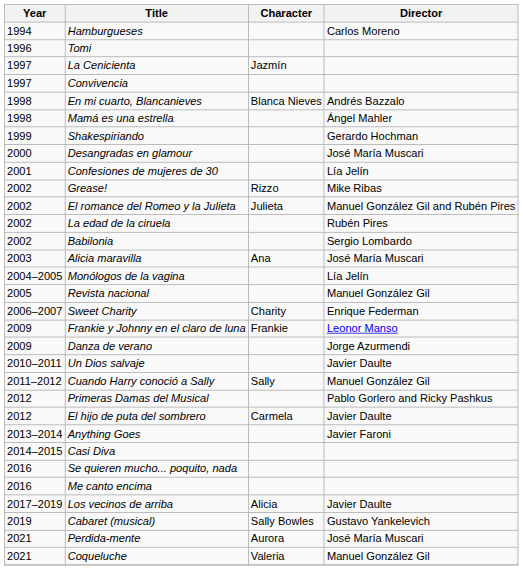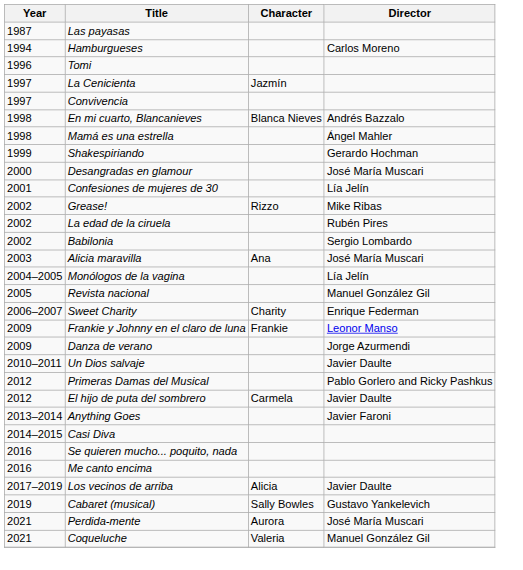+ row: (99, 31)
- row: (152, 206)
- row: (141, 381)
